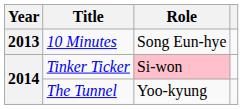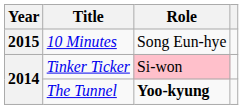(24, 41) 2013 -> (24, 41) 2015
(172, 91) normal -> (173, 91) bold
